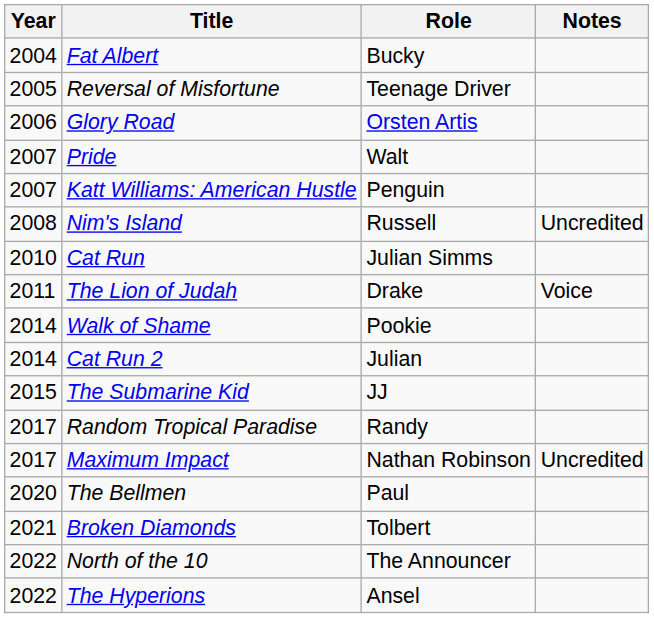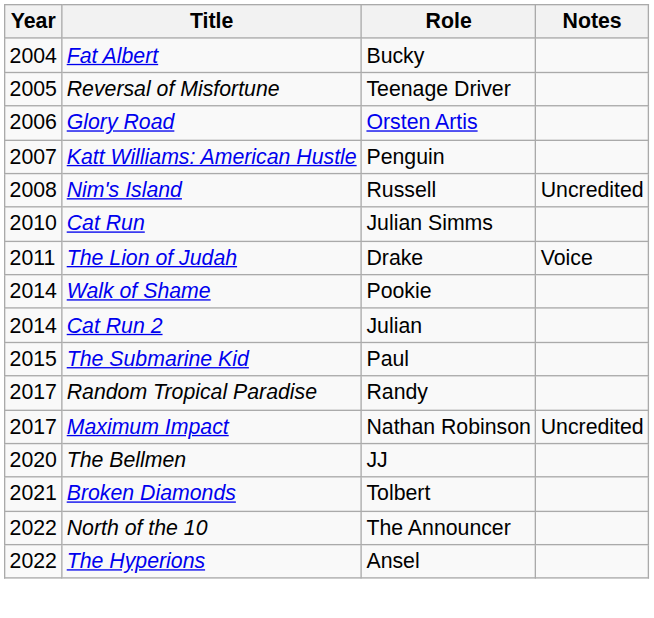- row: (92, 156)
(377, 392) JJ -> (388, 358) Paul
(388, 493) Paul -> (377, 460) JJ
